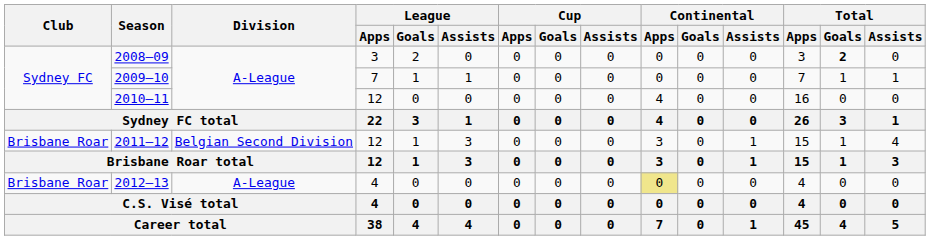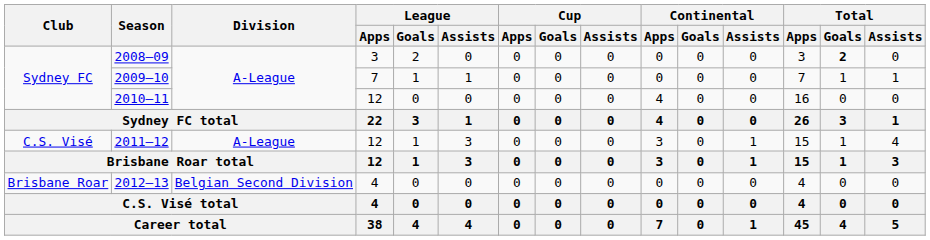(58, 141) Brisbane Roar -> (58, 141) C.S. Visé
(264, 141) Belgian Second Division -> (264, 141) A-League
(264, 183) A-League -> (264, 183) Belgian Second Division
(659, 183) khaki background -> (659, 183) no background
